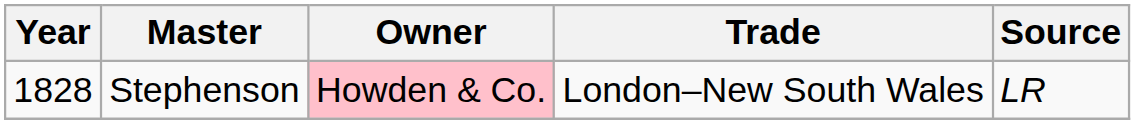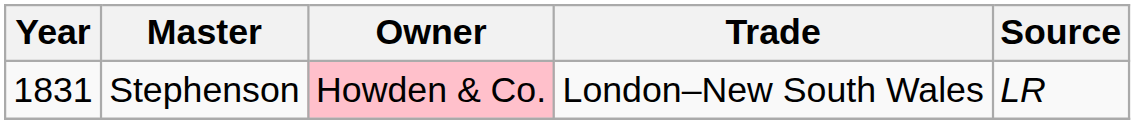(53, 89) 1828 -> (53, 89) 1831
